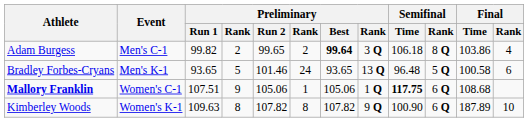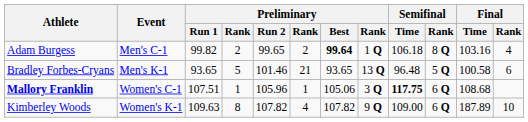(373, 51) 3 Q -> (373, 51) 1 Q
(475, 51) 103.86 -> (475, 51) 103.16
(305, 70) 24 -> (305, 70) 21
(238, 89) 9 -> (238, 89) 1
(271, 89) 105.06 -> (271, 89) 105.96
(373, 89) 1 Q -> (373, 89) 3 Q
(305, 108) 8 -> (305, 108) 4
(407, 108) 100.90 -> (407, 108) 109.00
